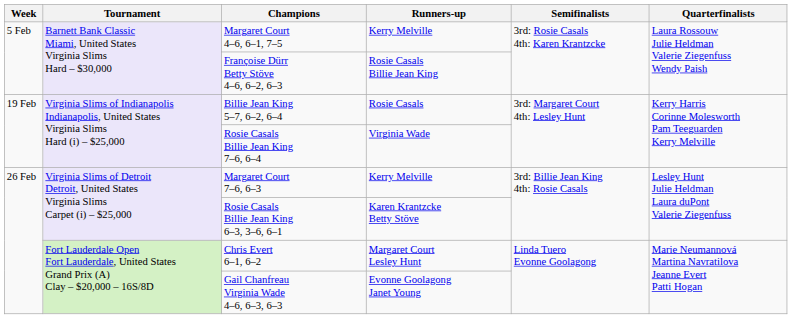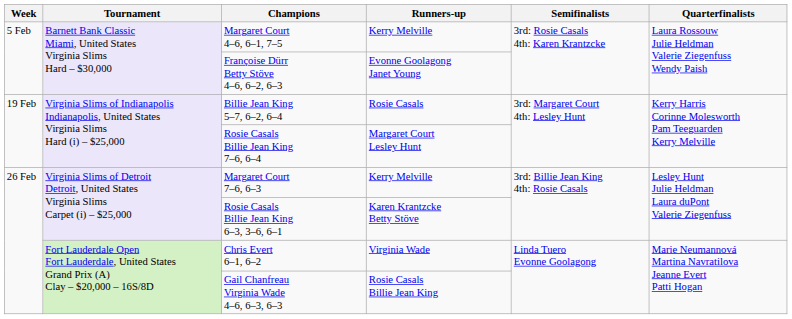(403, 67) Rosie Casals Billie Jean King -> (410, 67) Evonne Goolagong Janet Young
(399, 134) Virginia Wade -> (402, 140) Margaret Court Lesley Hunt
(402, 255) Margaret Court Lesley Hunt -> (399, 249) Virginia Wade
(410, 286) Evonne Goolagong Janet Young -> (403, 286) Rosie Casals Billie Jean King
